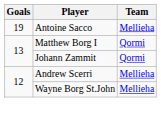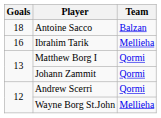(18, 27) 19 -> (18, 27) 18
(137, 27) Mellieha -> (133, 27) Balzan
+ row: (62, 43)
(137, 74) Mellieha -> (132, 89) Qormi
